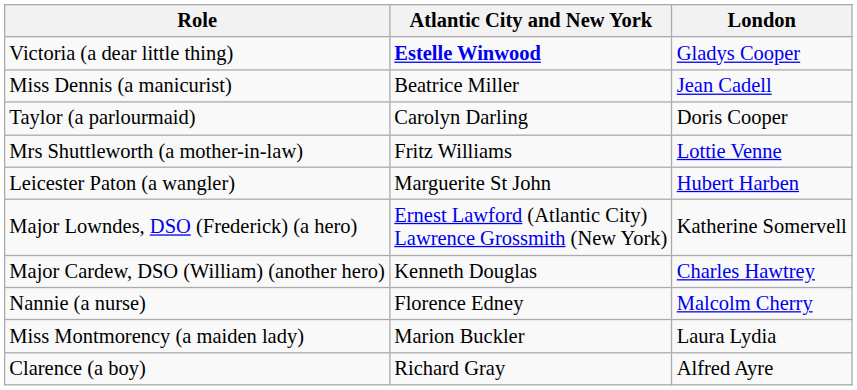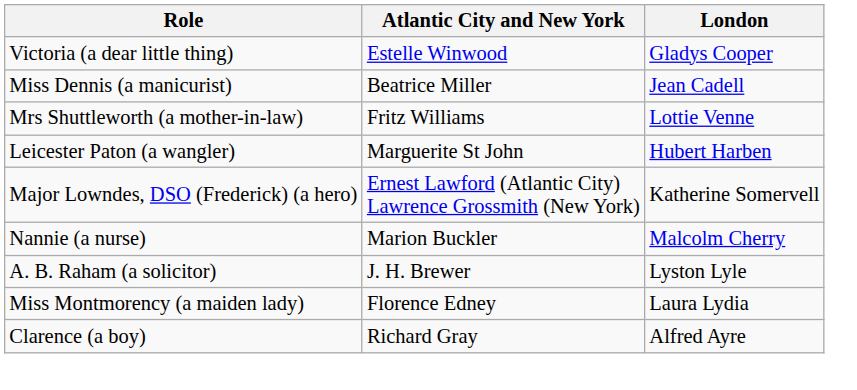(468, 53) bold -> (437, 53) normal
- row: (102, 118)
- row: (197, 271)
(459, 303) Florence Edney -> (432, 238) Marion Buckler
+ row: (113, 271)
(459, 336) Marion Buckler -> (431, 303) Florence Edney
